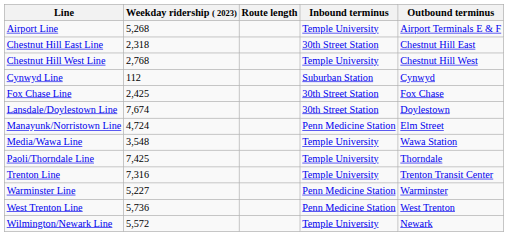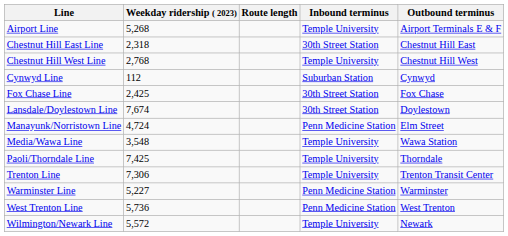(138, 175) 7,316 -> (138, 175) 7,306
